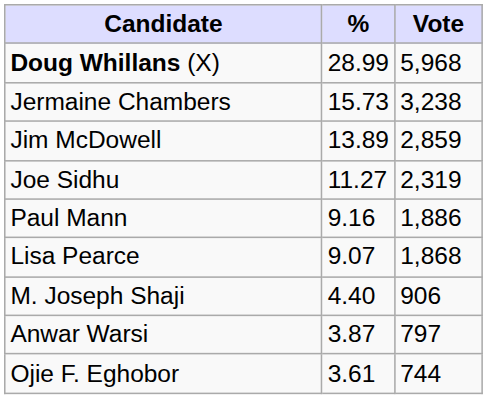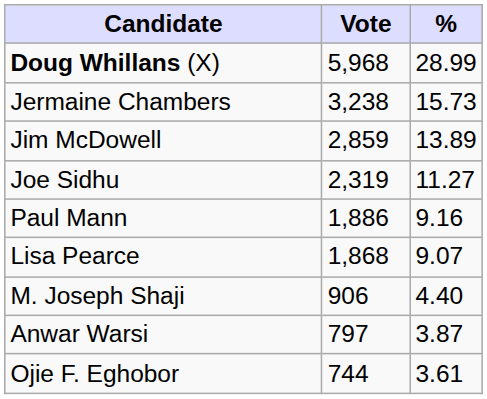columns swapped: (438, 23) <-> (358, 23)
